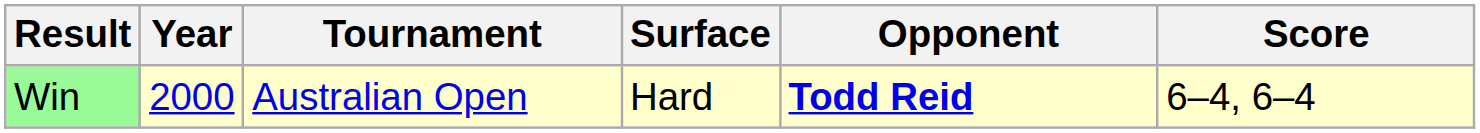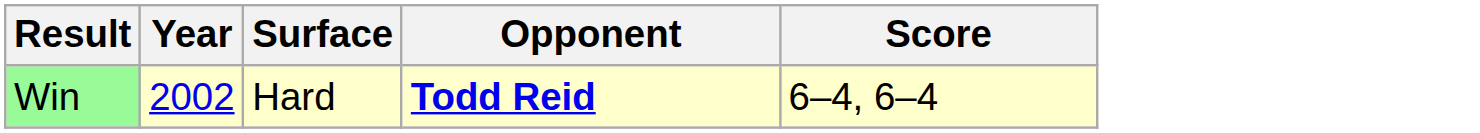- column: (432, 34)
(192, 95) 2000 -> (192, 95) 2002
